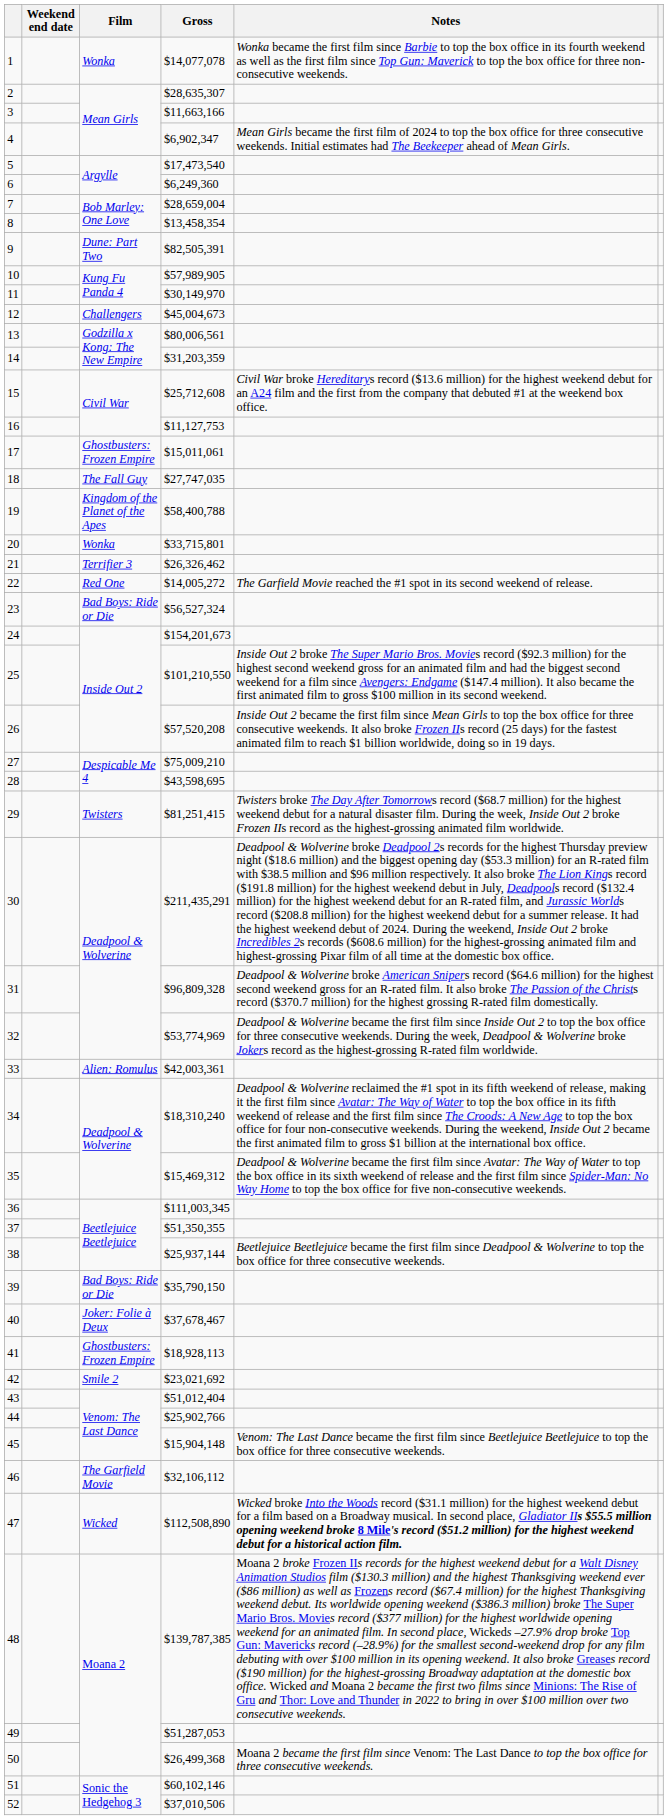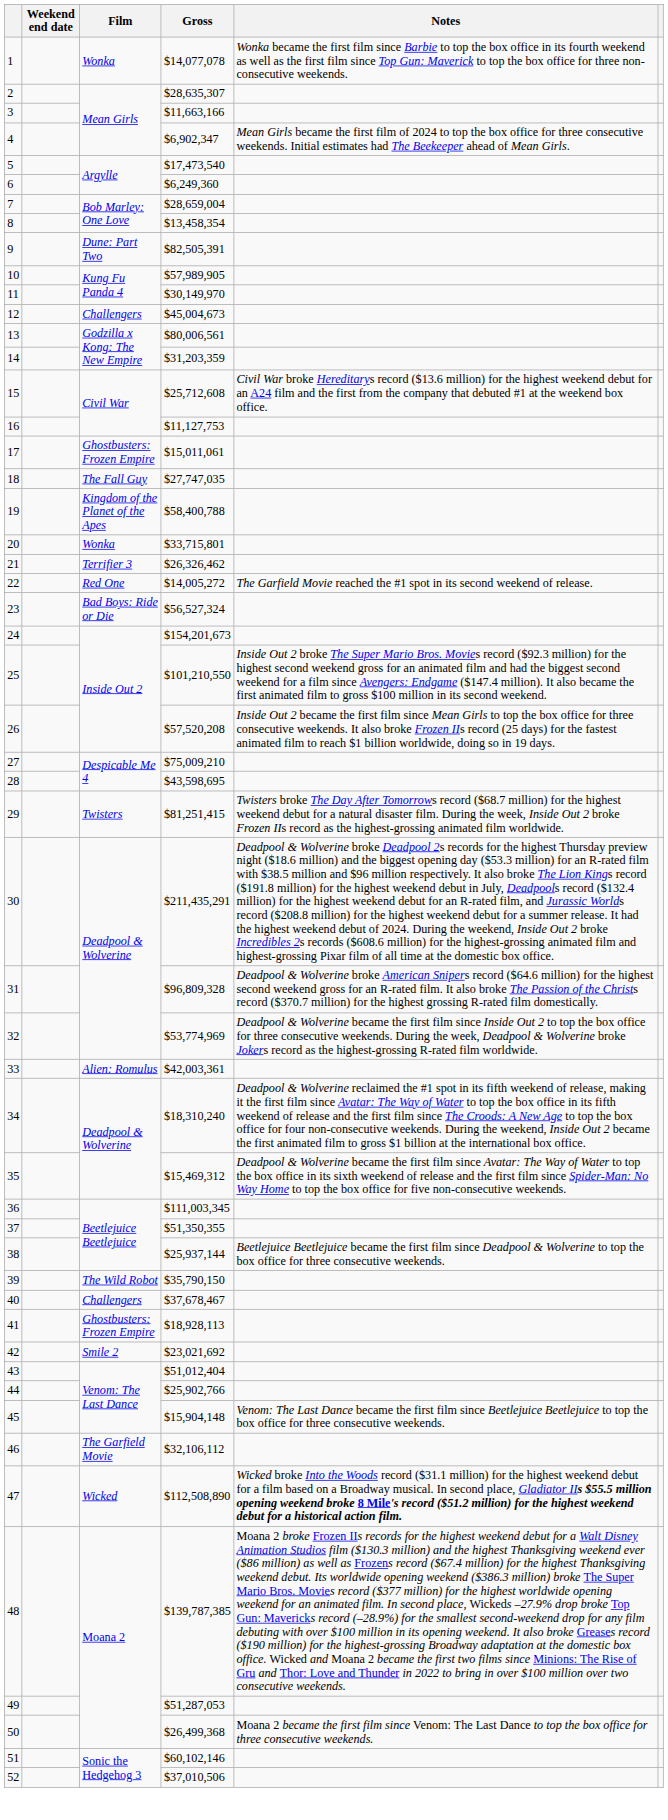(120, 1287) Bad Boys: Ride or Die -> (120, 1280) The Wild Robot
(117, 1320) Joker: Folie à Deux -> (112, 1299) Challengers
